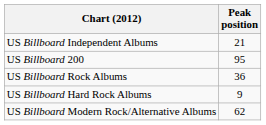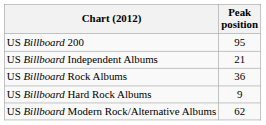rows swapped: (45, 59) <-> (82, 42)
